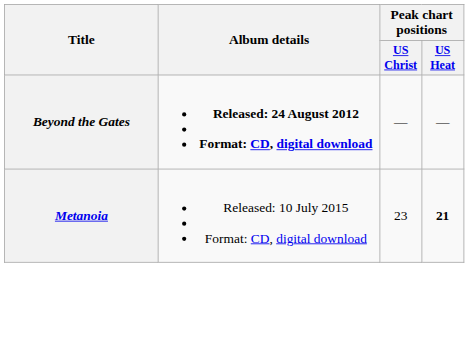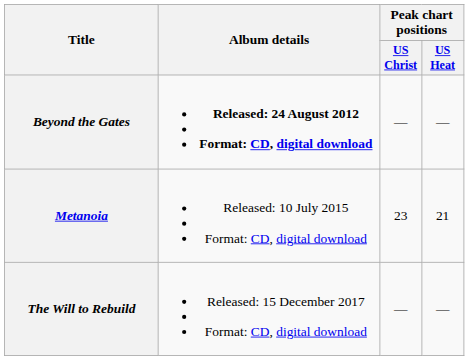(443, 215) bold -> (443, 215) normal
+ row: (81, 309)
